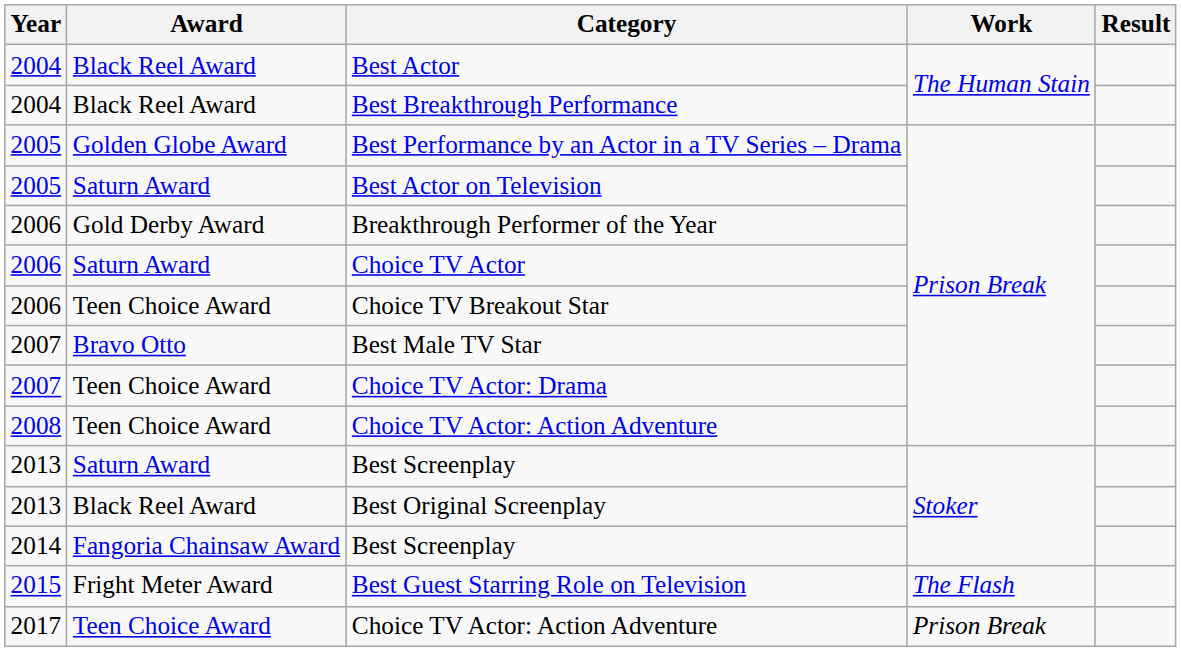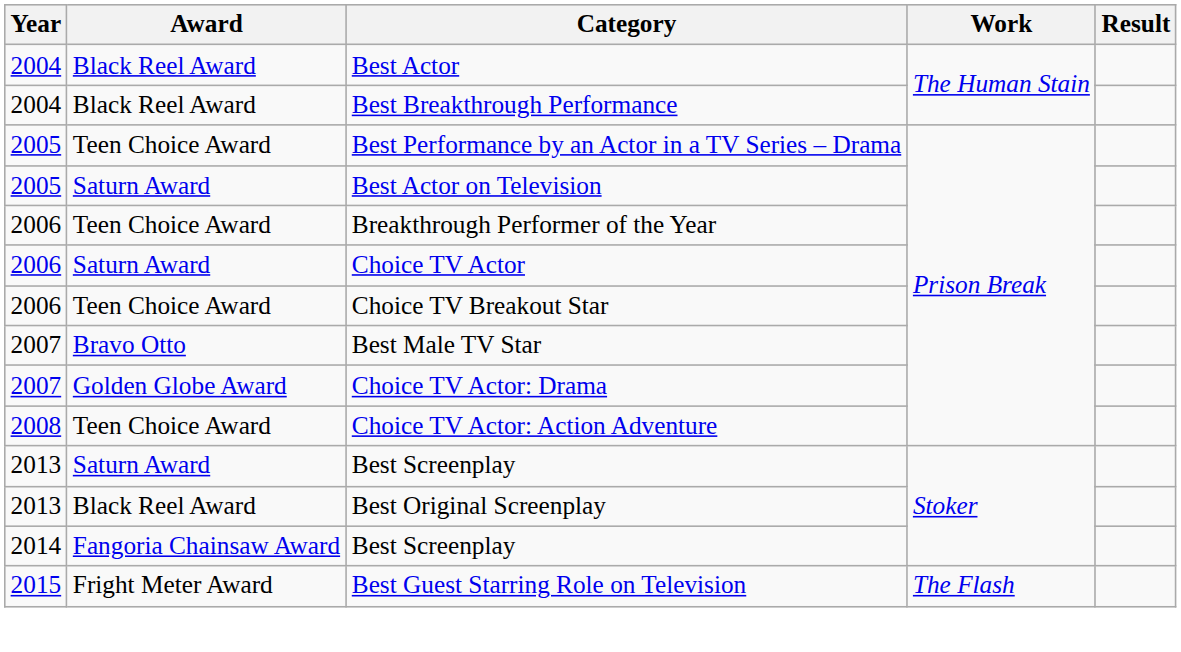(180, 144) Golden Globe Award -> (172, 144) Teen Choice Award
(169, 225) Gold Derby Award -> (172, 225) Teen Choice Award
(172, 385) Teen Choice Award -> (180, 385) Golden Globe Award
- row: (36, 625)
